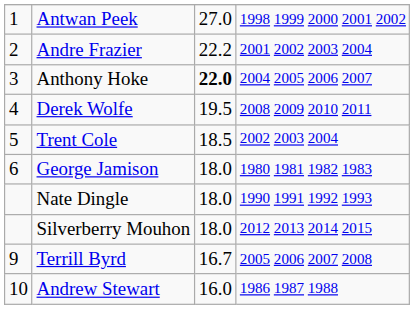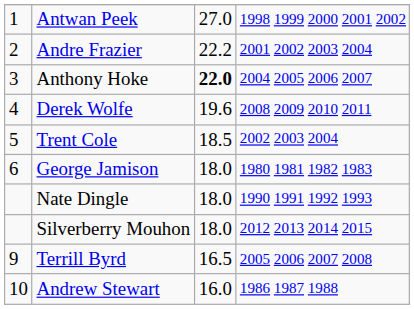(215, 109) 19.5 -> (215, 109) 19.6
(215, 259) 16.7 -> (215, 259) 16.5
